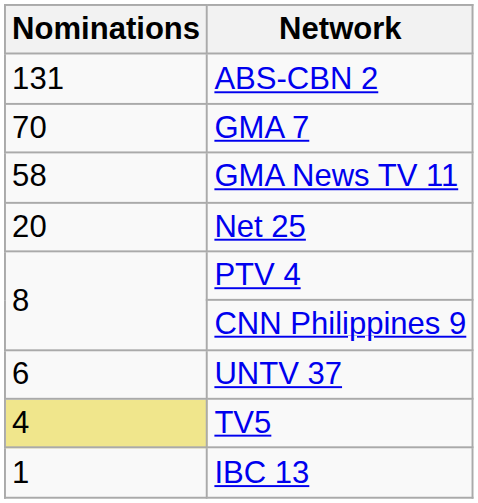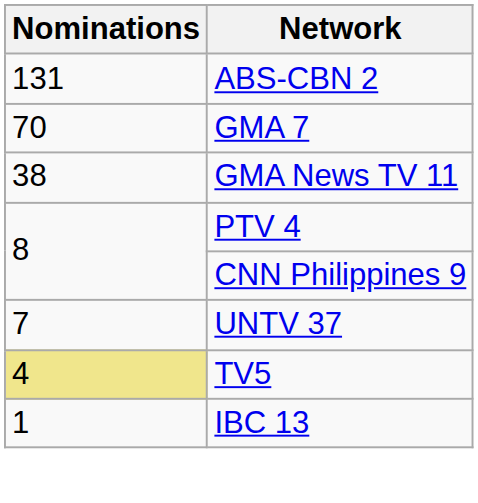(29, 176) 58 -> (29, 176) 38
- row: (260, 226)
(21, 373) 6 -> (21, 324) 7
